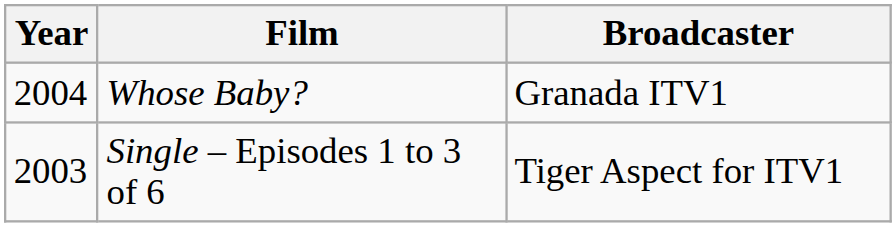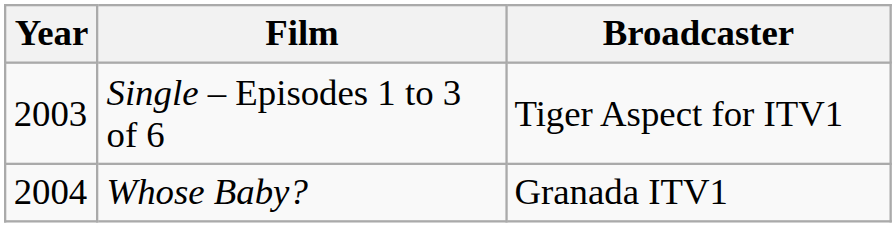rows swapped: (284, 171) <-> (207, 92)
